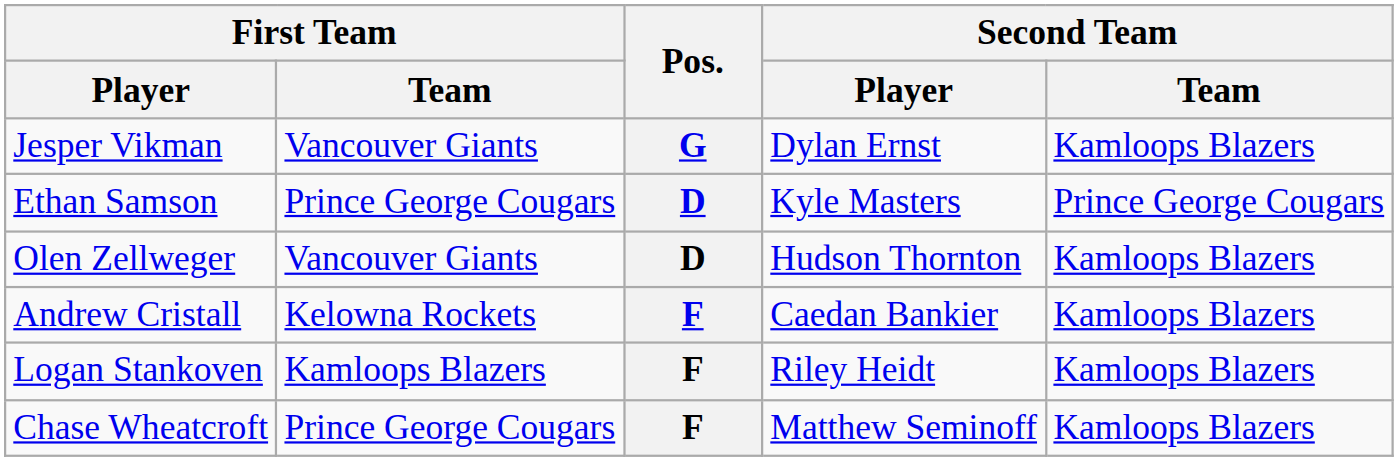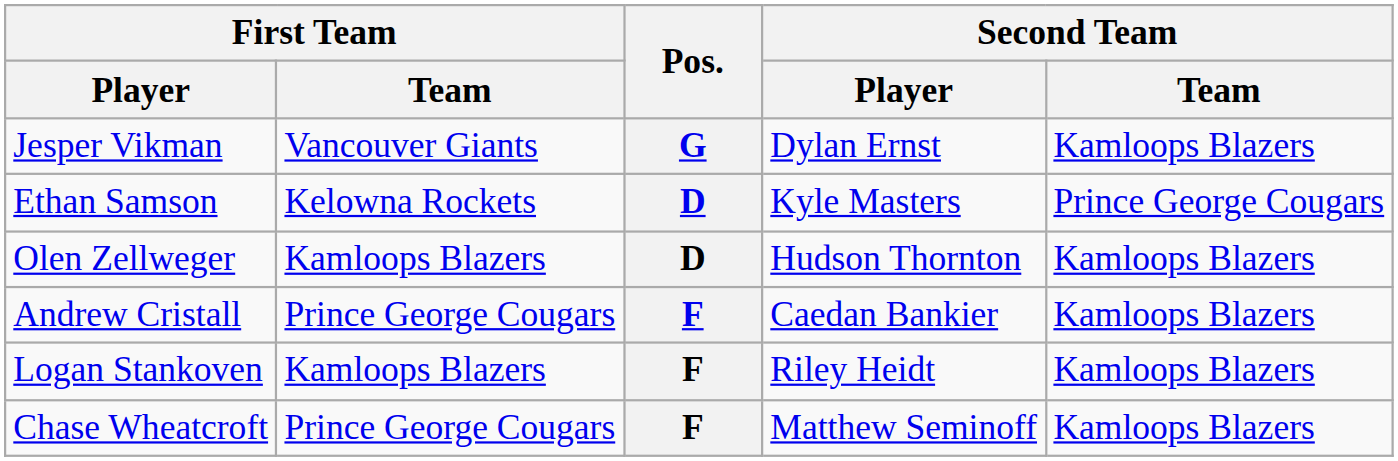(450, 201) Prince George Cougars -> (410, 201) Kelowna Rockets
(411, 257) Vancouver Giants -> (415, 257) Kamloops Blazers
(410, 314) Kelowna Rockets -> (450, 314) Prince George Cougars
